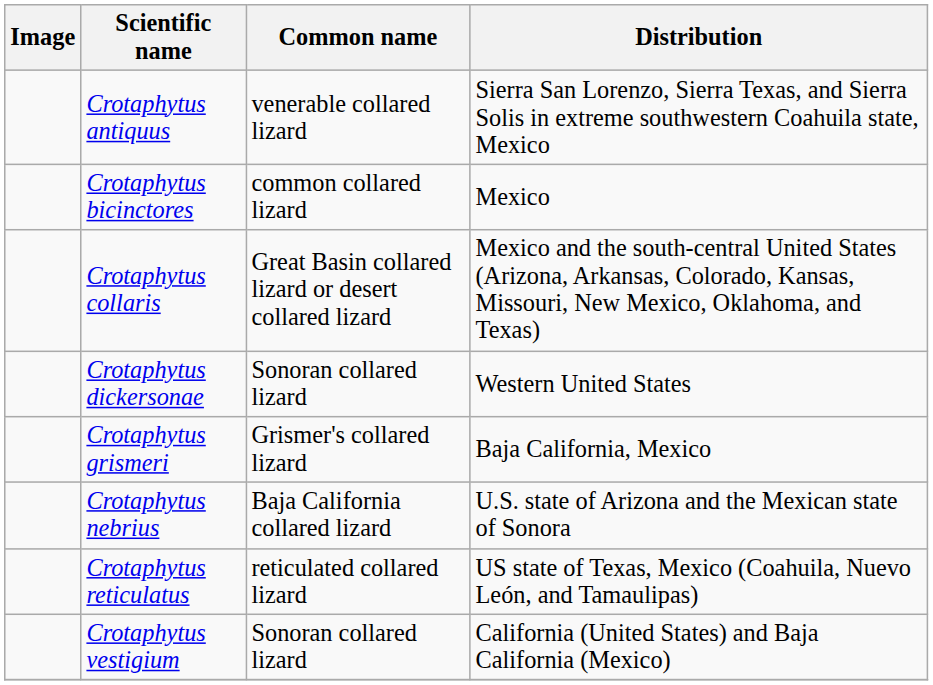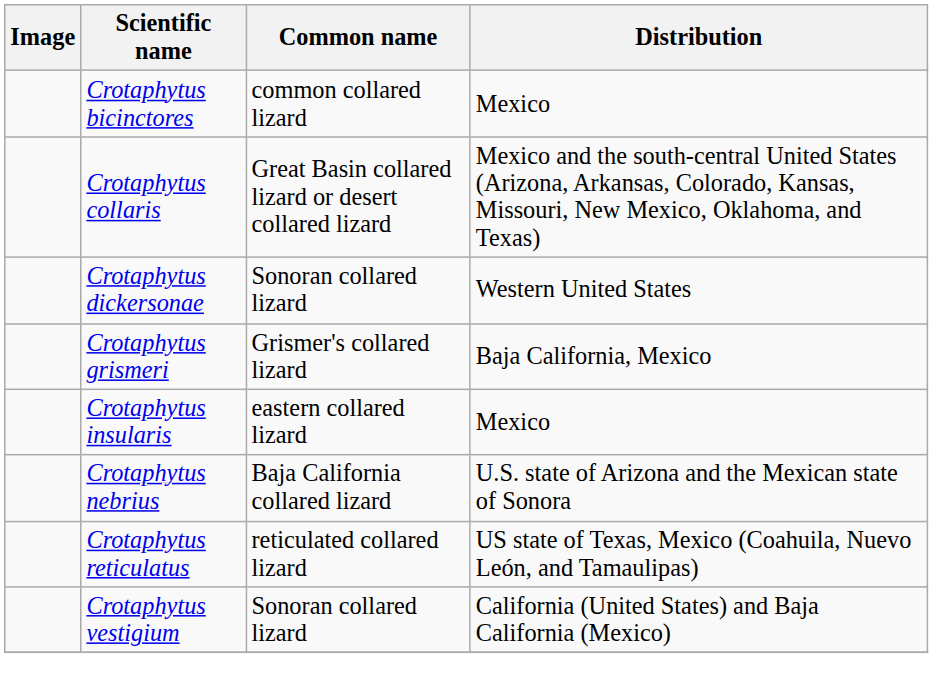- row: (146, 117)
+ row: (146, 421)
